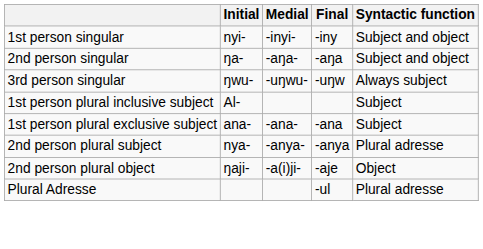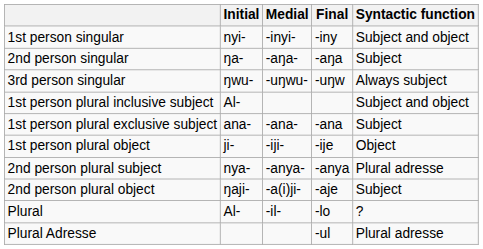(412, 59) Subject and object -> (379, 59) Subject
(379, 102) Subject -> (412, 102) Subject and object
+ row: (79, 146)
(376, 168) Object -> (379, 189) Subject
+ row: (25, 211)
